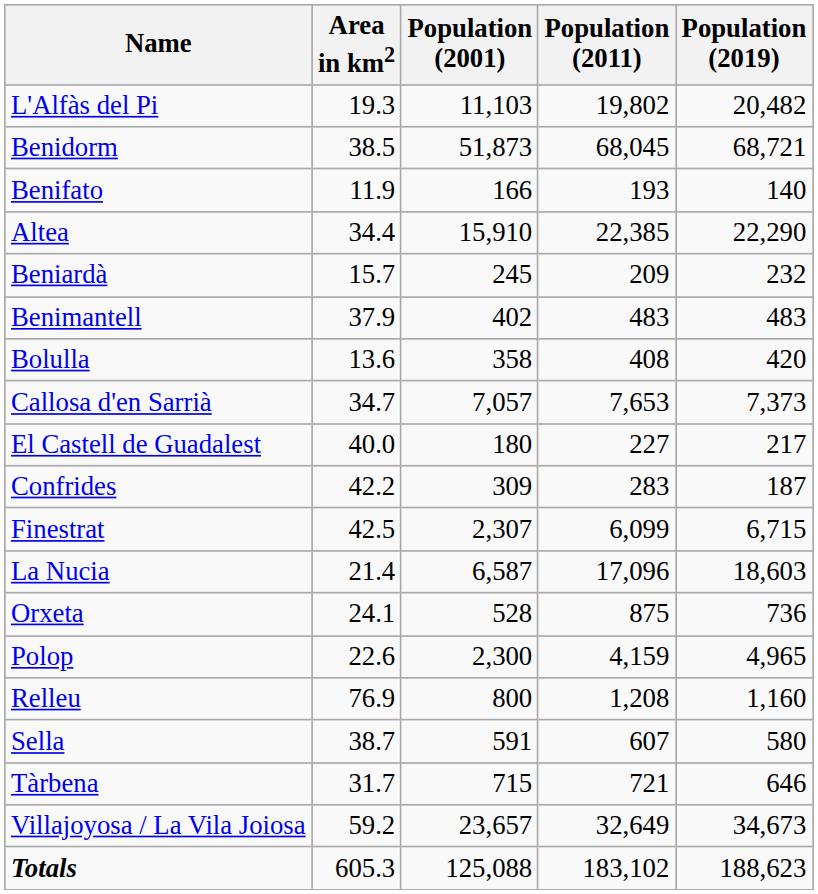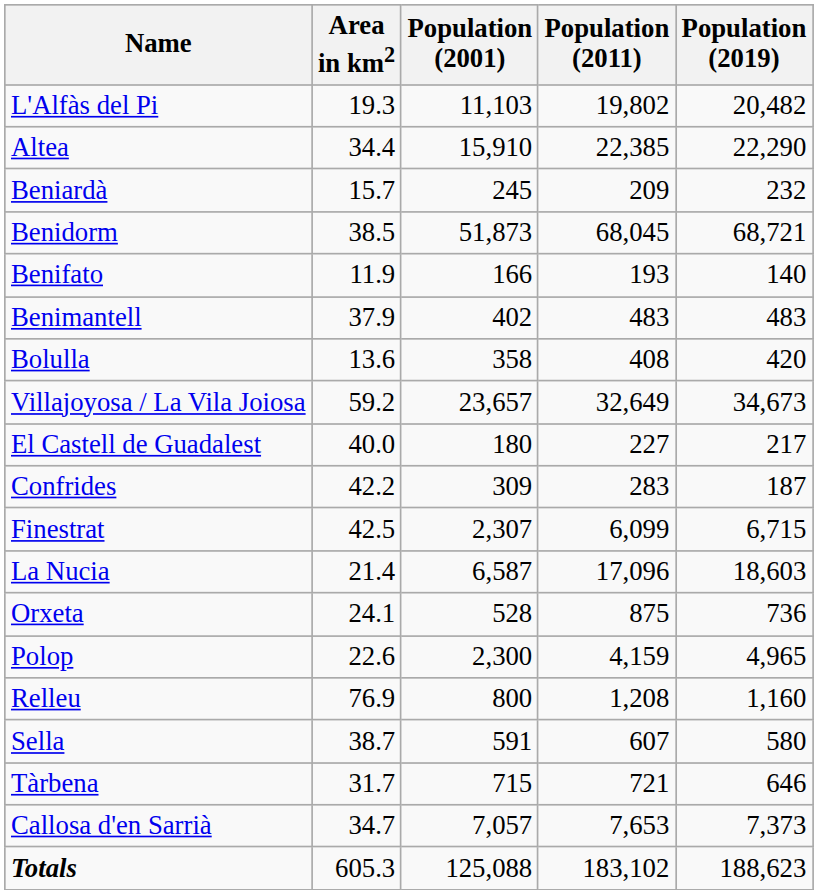rows swapped: (40, 232) <-> (64, 147)
rows swapped: (59, 274) <-> (57, 190)
rows swapped: (111, 401) <-> (158, 825)
